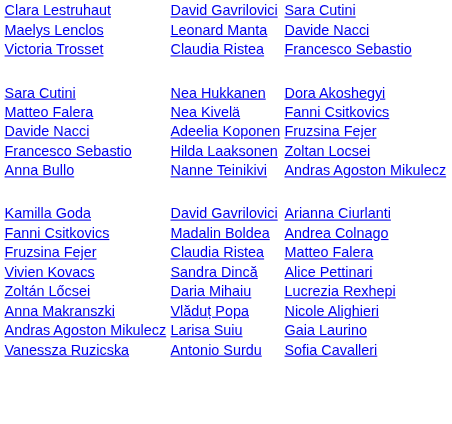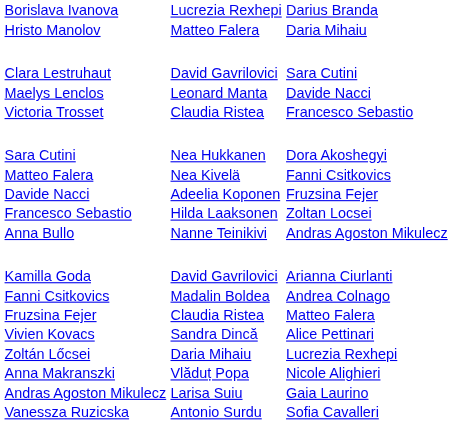+ row: (61, 20)
